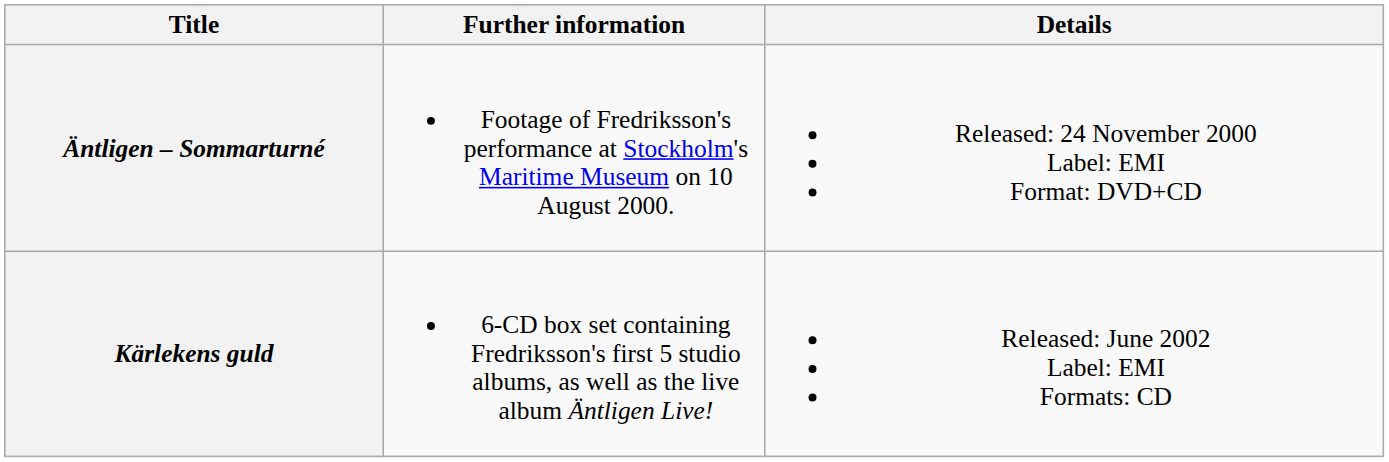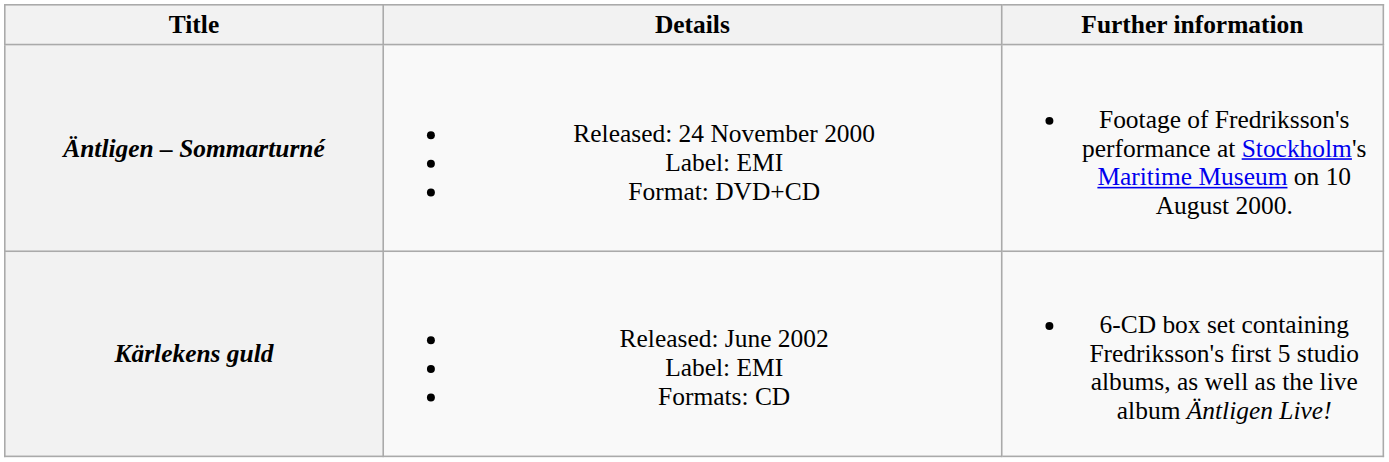columns swapped: (1074, 24) <-> (574, 24)
